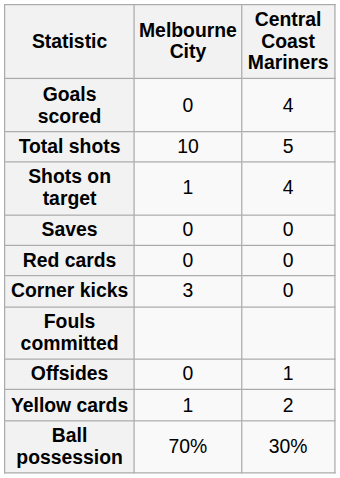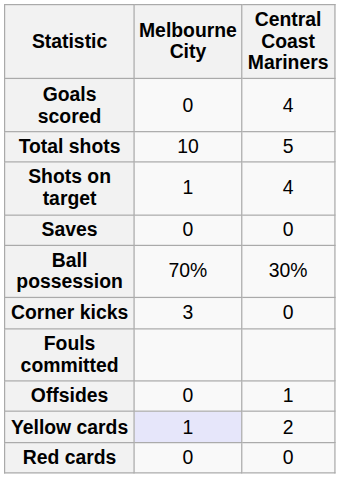rows swapped: (70, 446) <-> (70, 260)
(188, 405) no background -> (188, 426) lavender background
